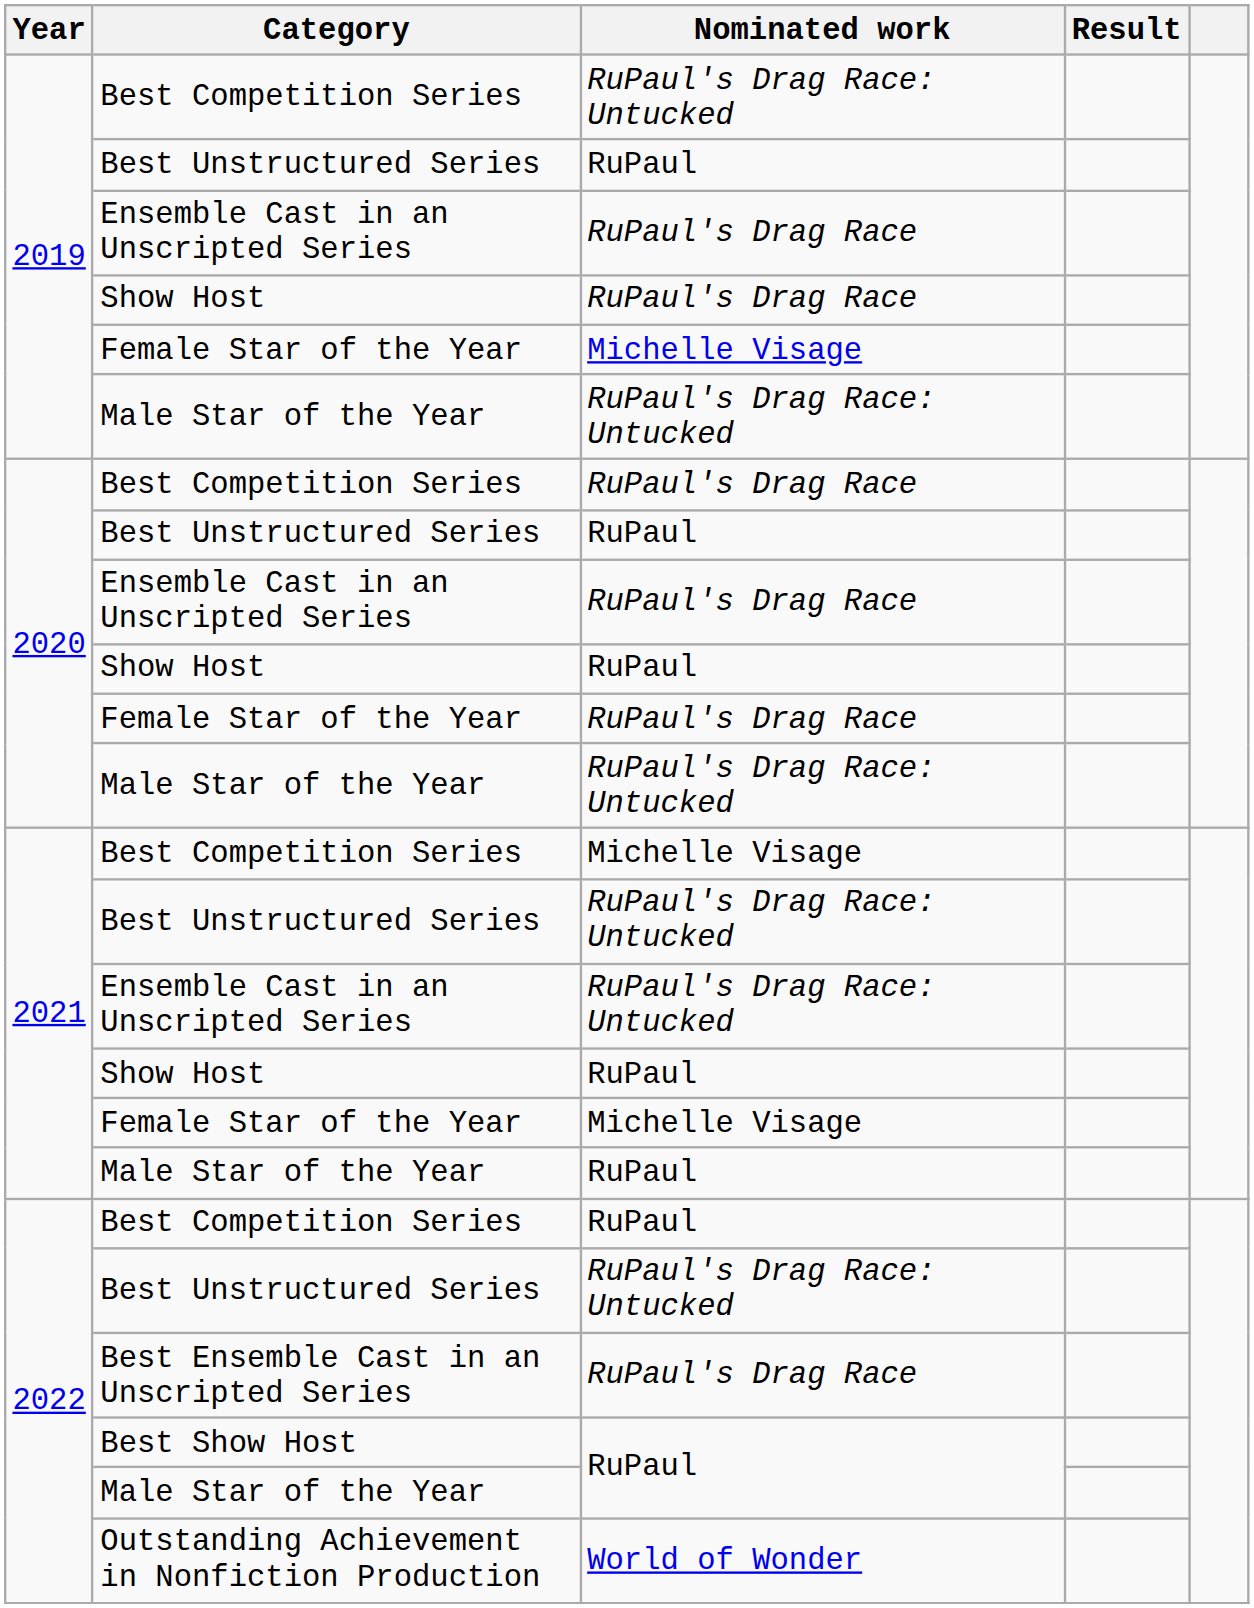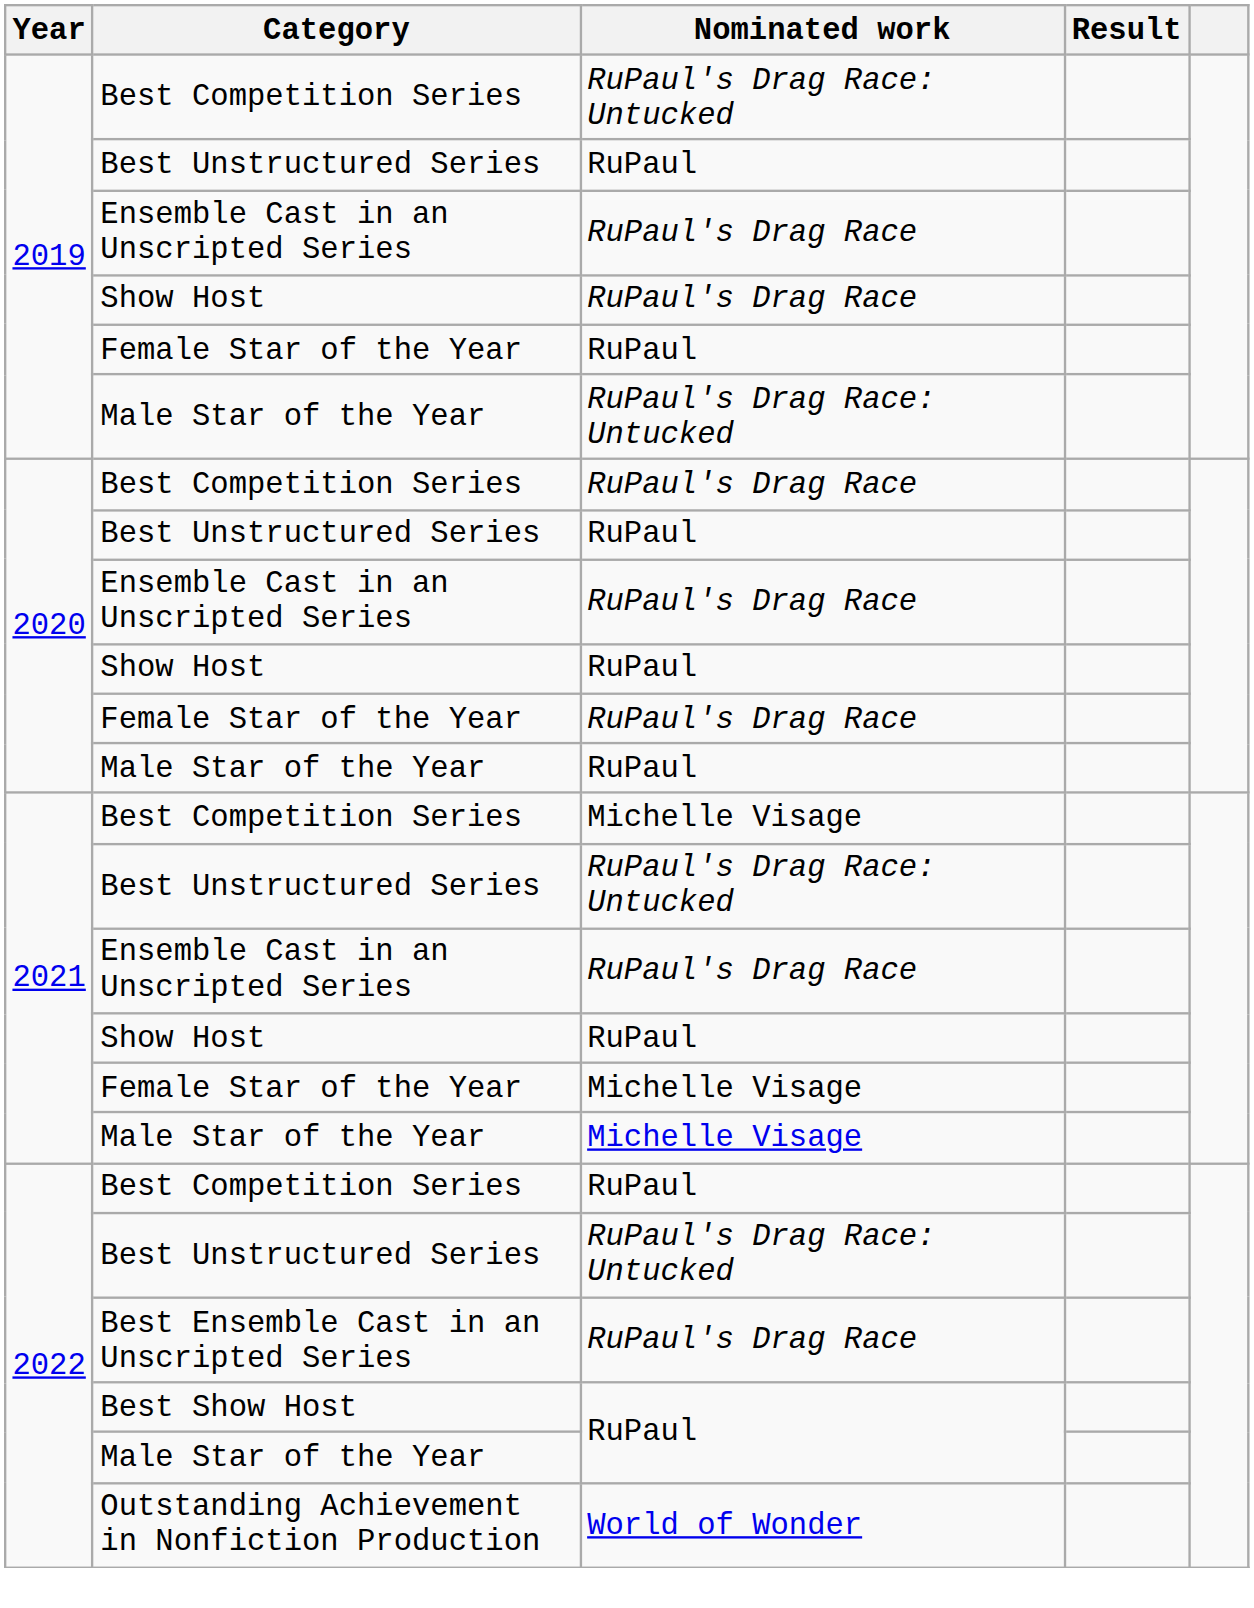(725, 350) Michelle Visage -> (642, 350) RuPaul
(761, 786) RuPaul's Drag Race: Untucked -> (642, 769) RuPaul
(761, 1006) RuPaul's Drag Race: Untucked -> (752, 971) RuPaul's Drag Race
(642, 1173) RuPaul -> (725, 1138) Michelle Visage
